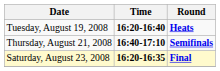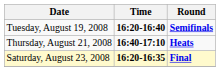(182, 27) Heats -> (191, 27) Semifinals
(191, 43) Semifinals -> (182, 43) Heats
